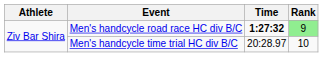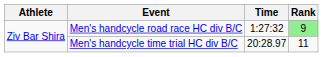(267, 29) bold -> (267, 29) normal
(303, 45) 10 -> (303, 45) 11
